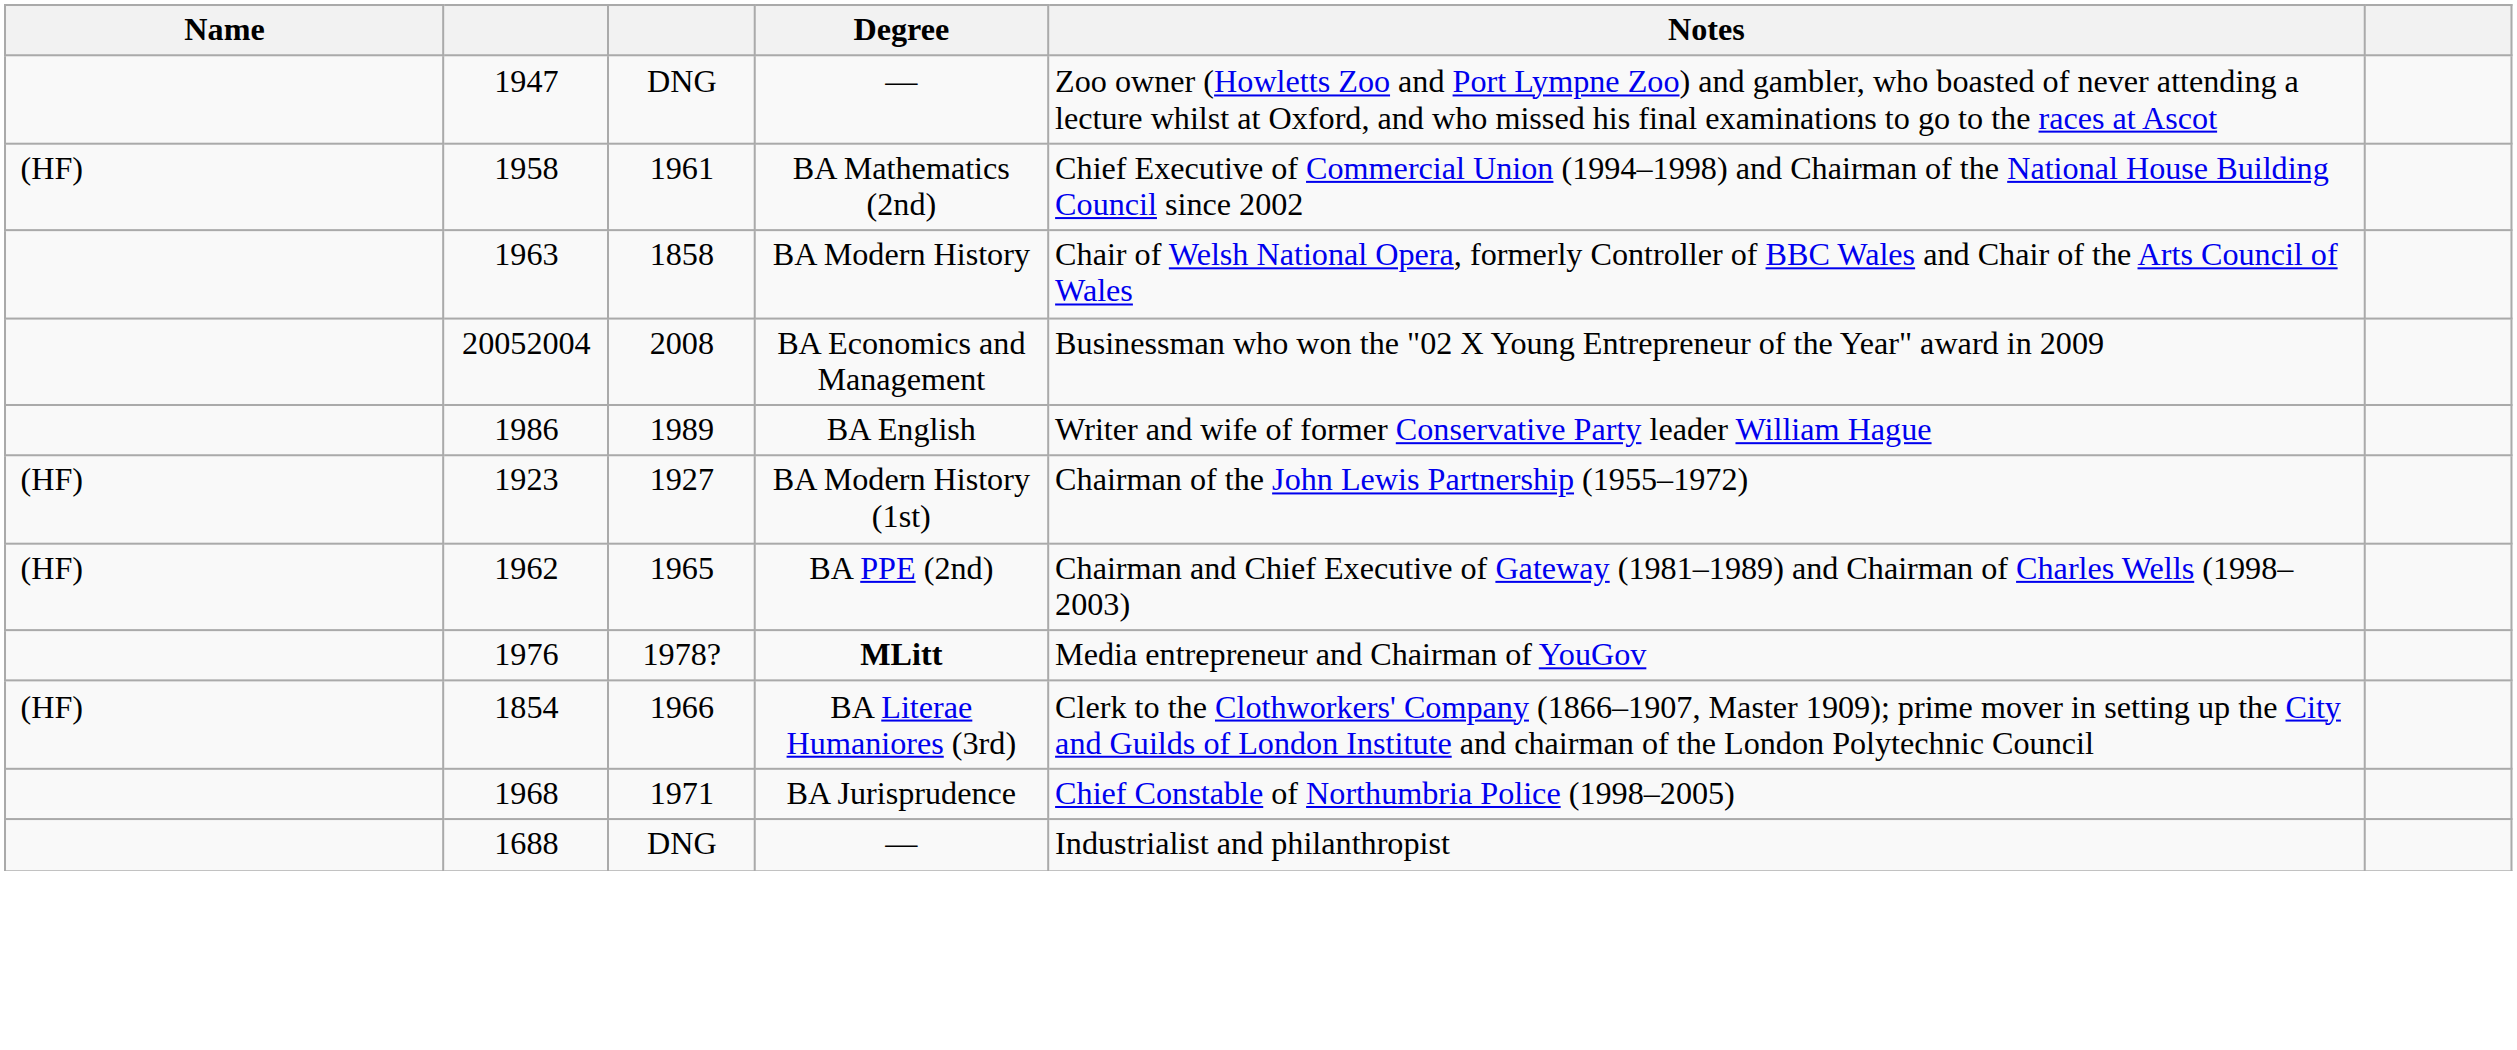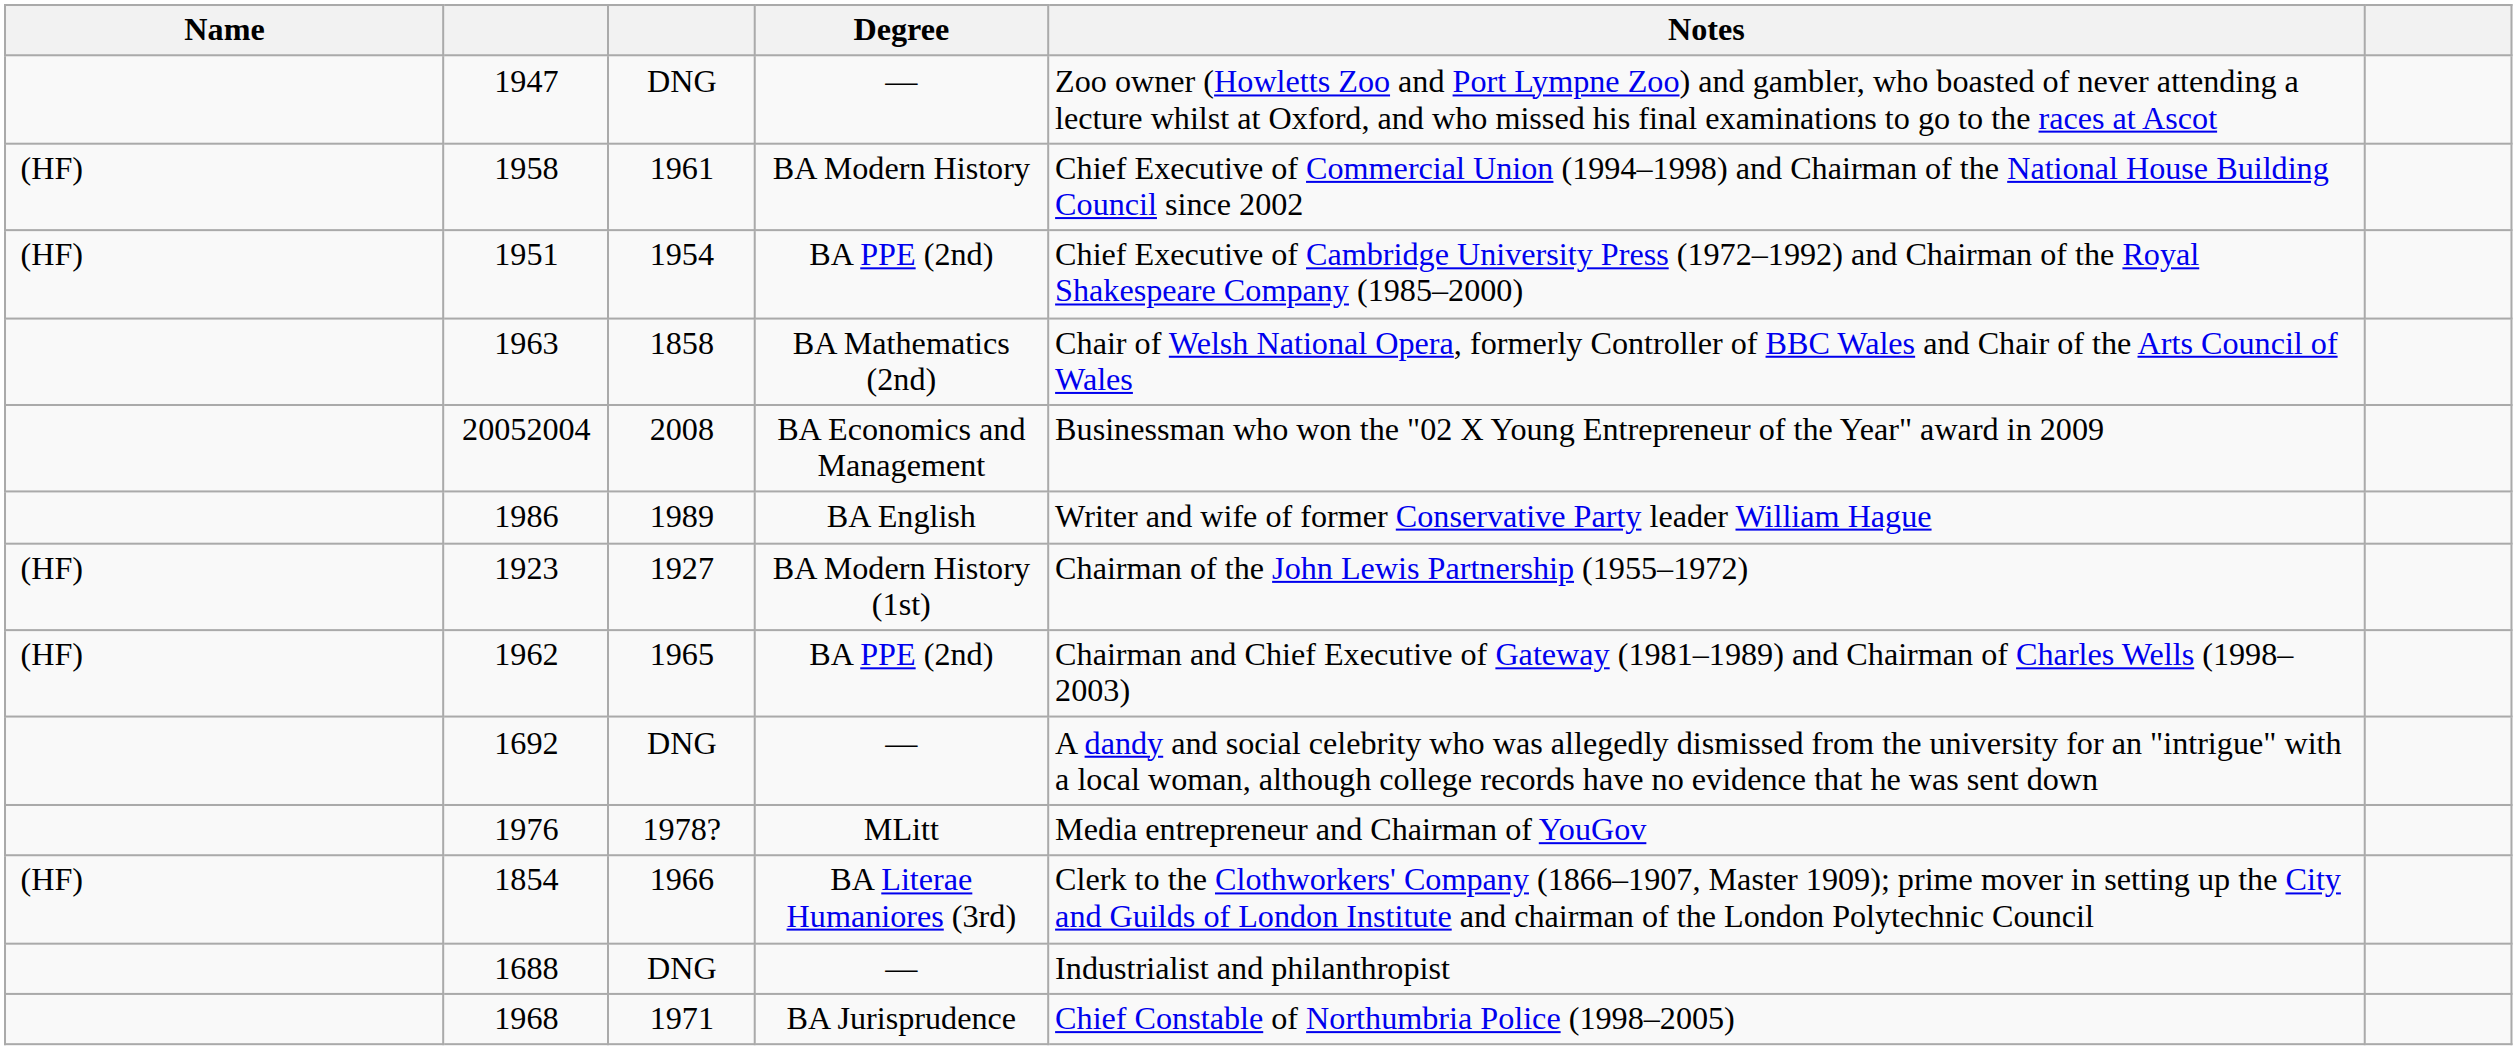(901, 186) BA Mathematics (2nd) -> (901, 168) BA Modern History
+ row: (526, 255)
(901, 255) BA Modern History -> (901, 360) BA Mathematics (2nd)
+ row: (526, 742)
(901, 655) bold -> (901, 829) normal
rows swapped: (526, 793) <-> (526, 844)
